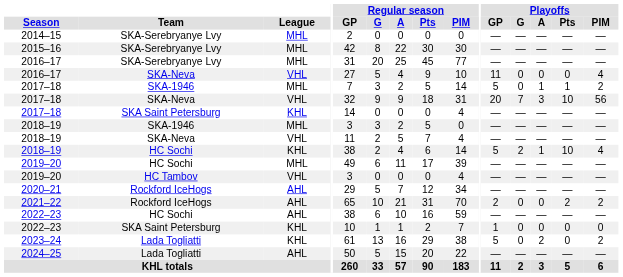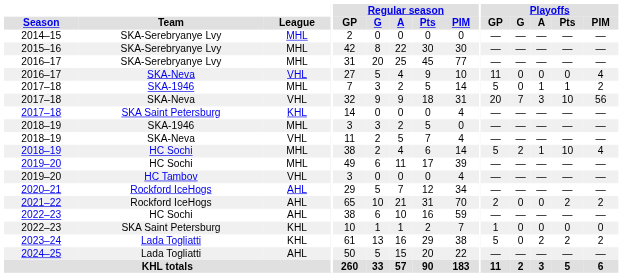(297, 151) KHL -> (297, 151) MHL
(567, 240) 0 -> (567, 240) 2
